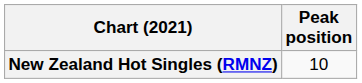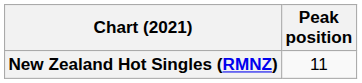(319, 64) 10 -> (319, 64) 11
